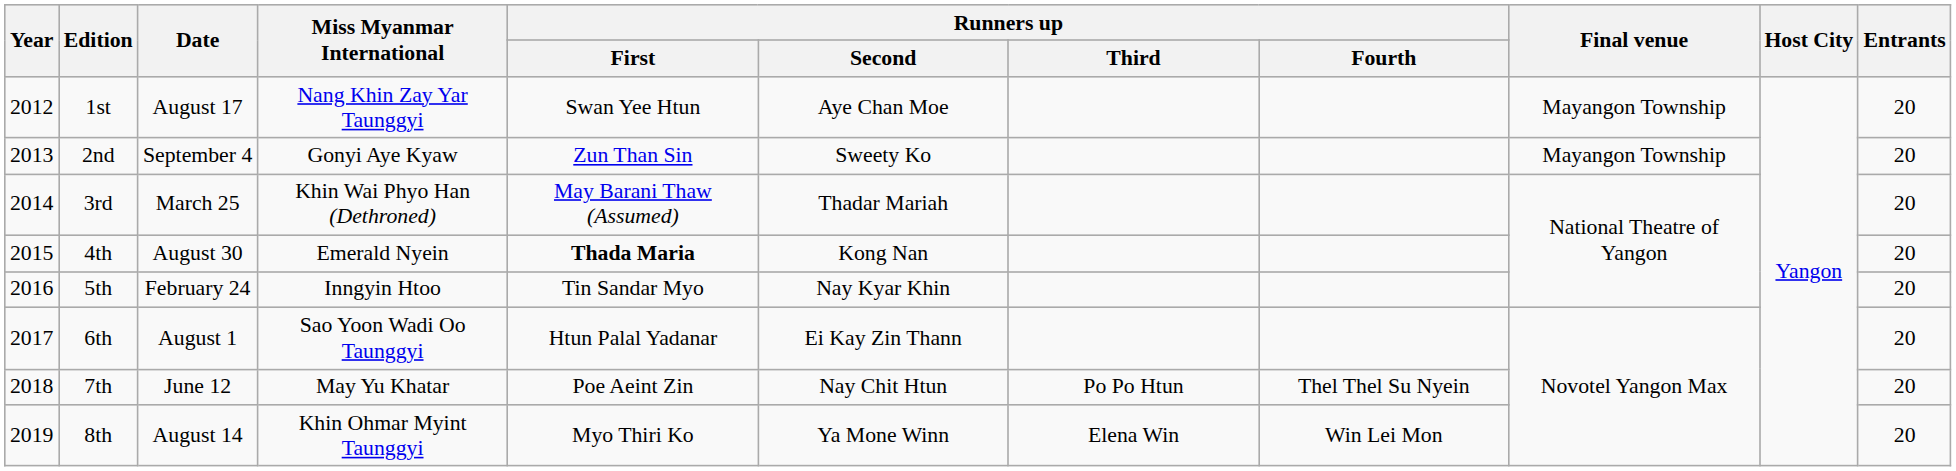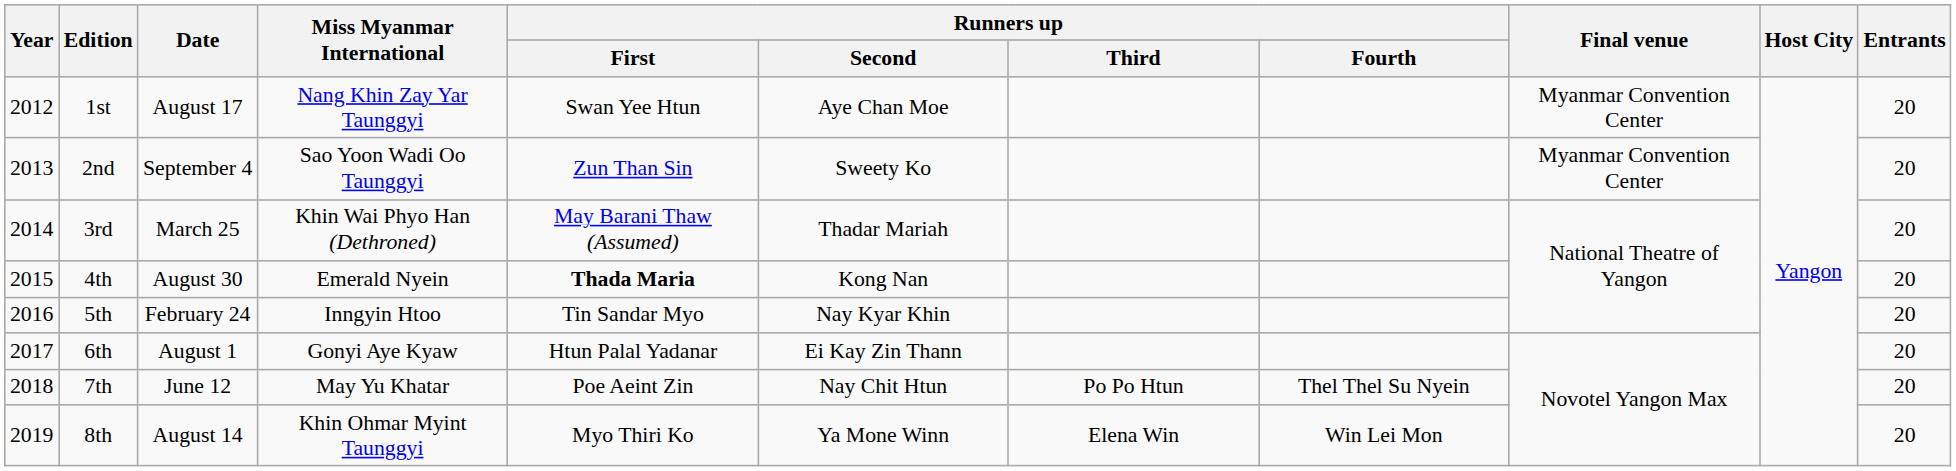(1634, 106) Mayangon Township -> (1634, 106) Myanmar Convention Center
(383, 155) Gonyi Aye Kyaw -> (383, 168) Sao Yoon Wadi Oo Taunggyi
(1634, 155) Mayangon Township -> (1634, 168) Myanmar Convention Center
(383, 337) Sao Yoon Wadi Oo Taunggyi -> (383, 350) Gonyi Aye Kyaw
